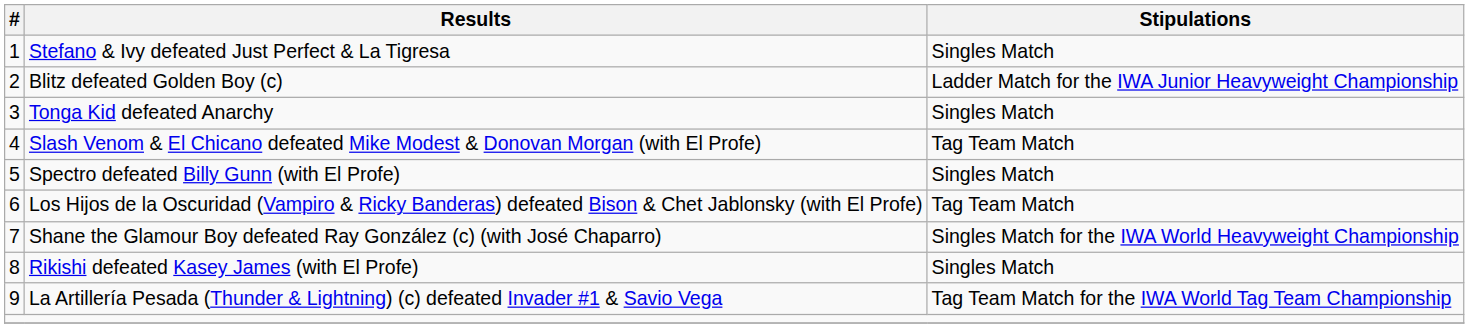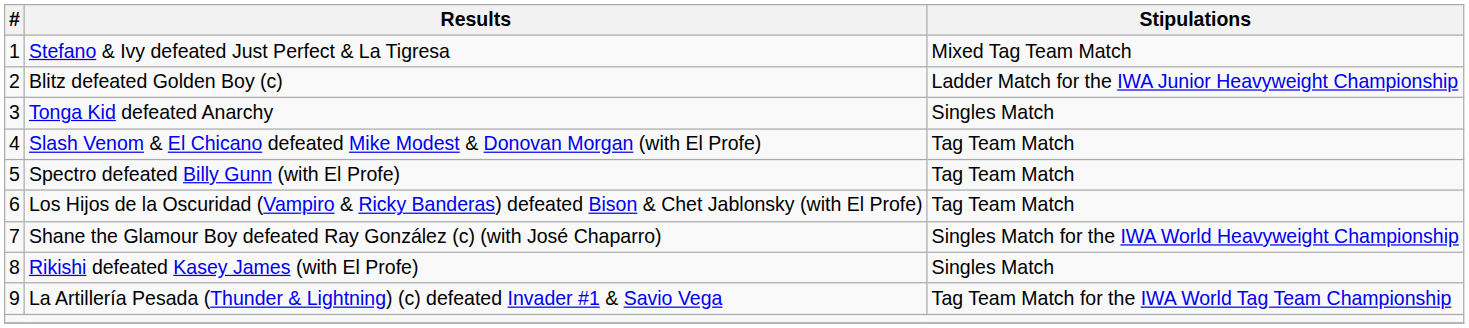(993, 50) Singles Match -> (1032, 50) Mixed Tag Team Match
(993, 174) Singles Match -> (1003, 174) Tag Team Match
